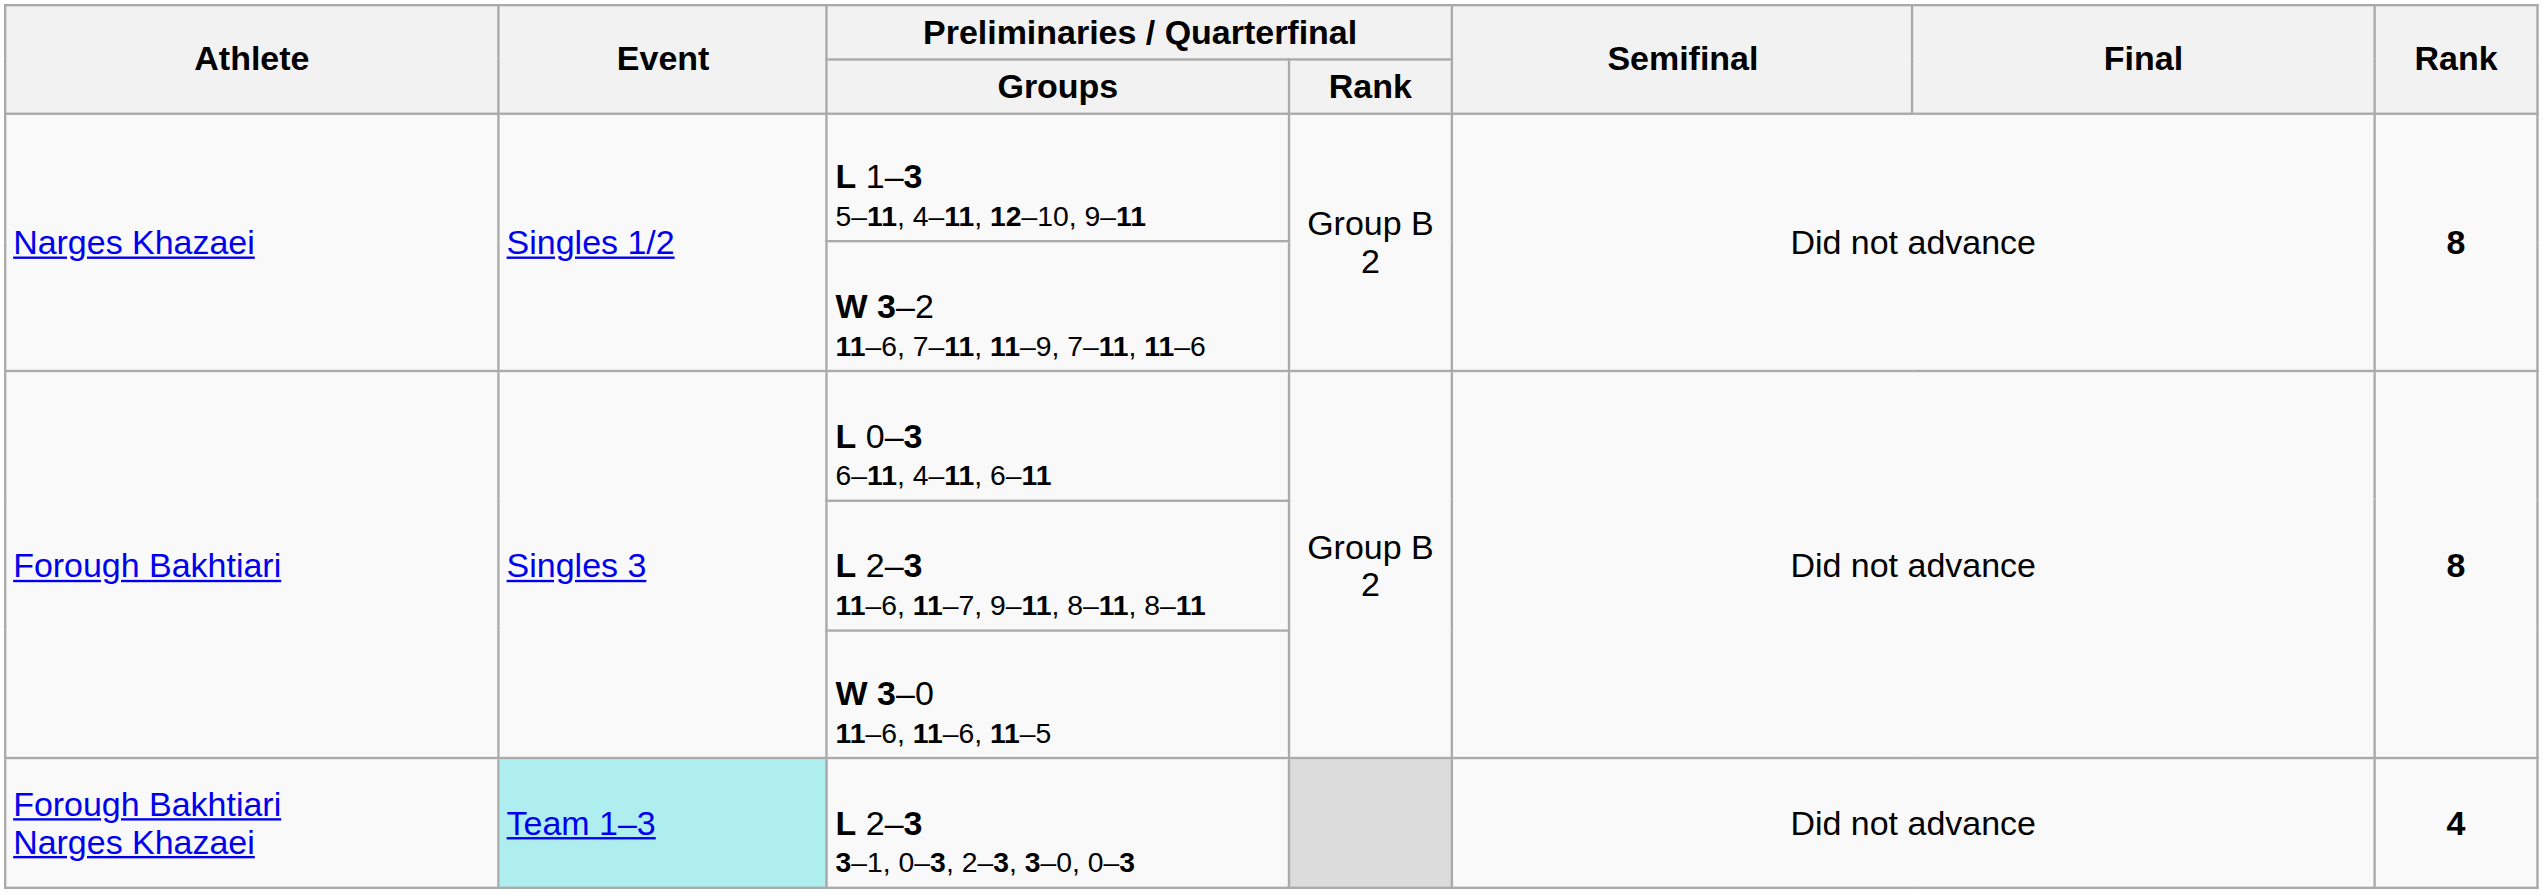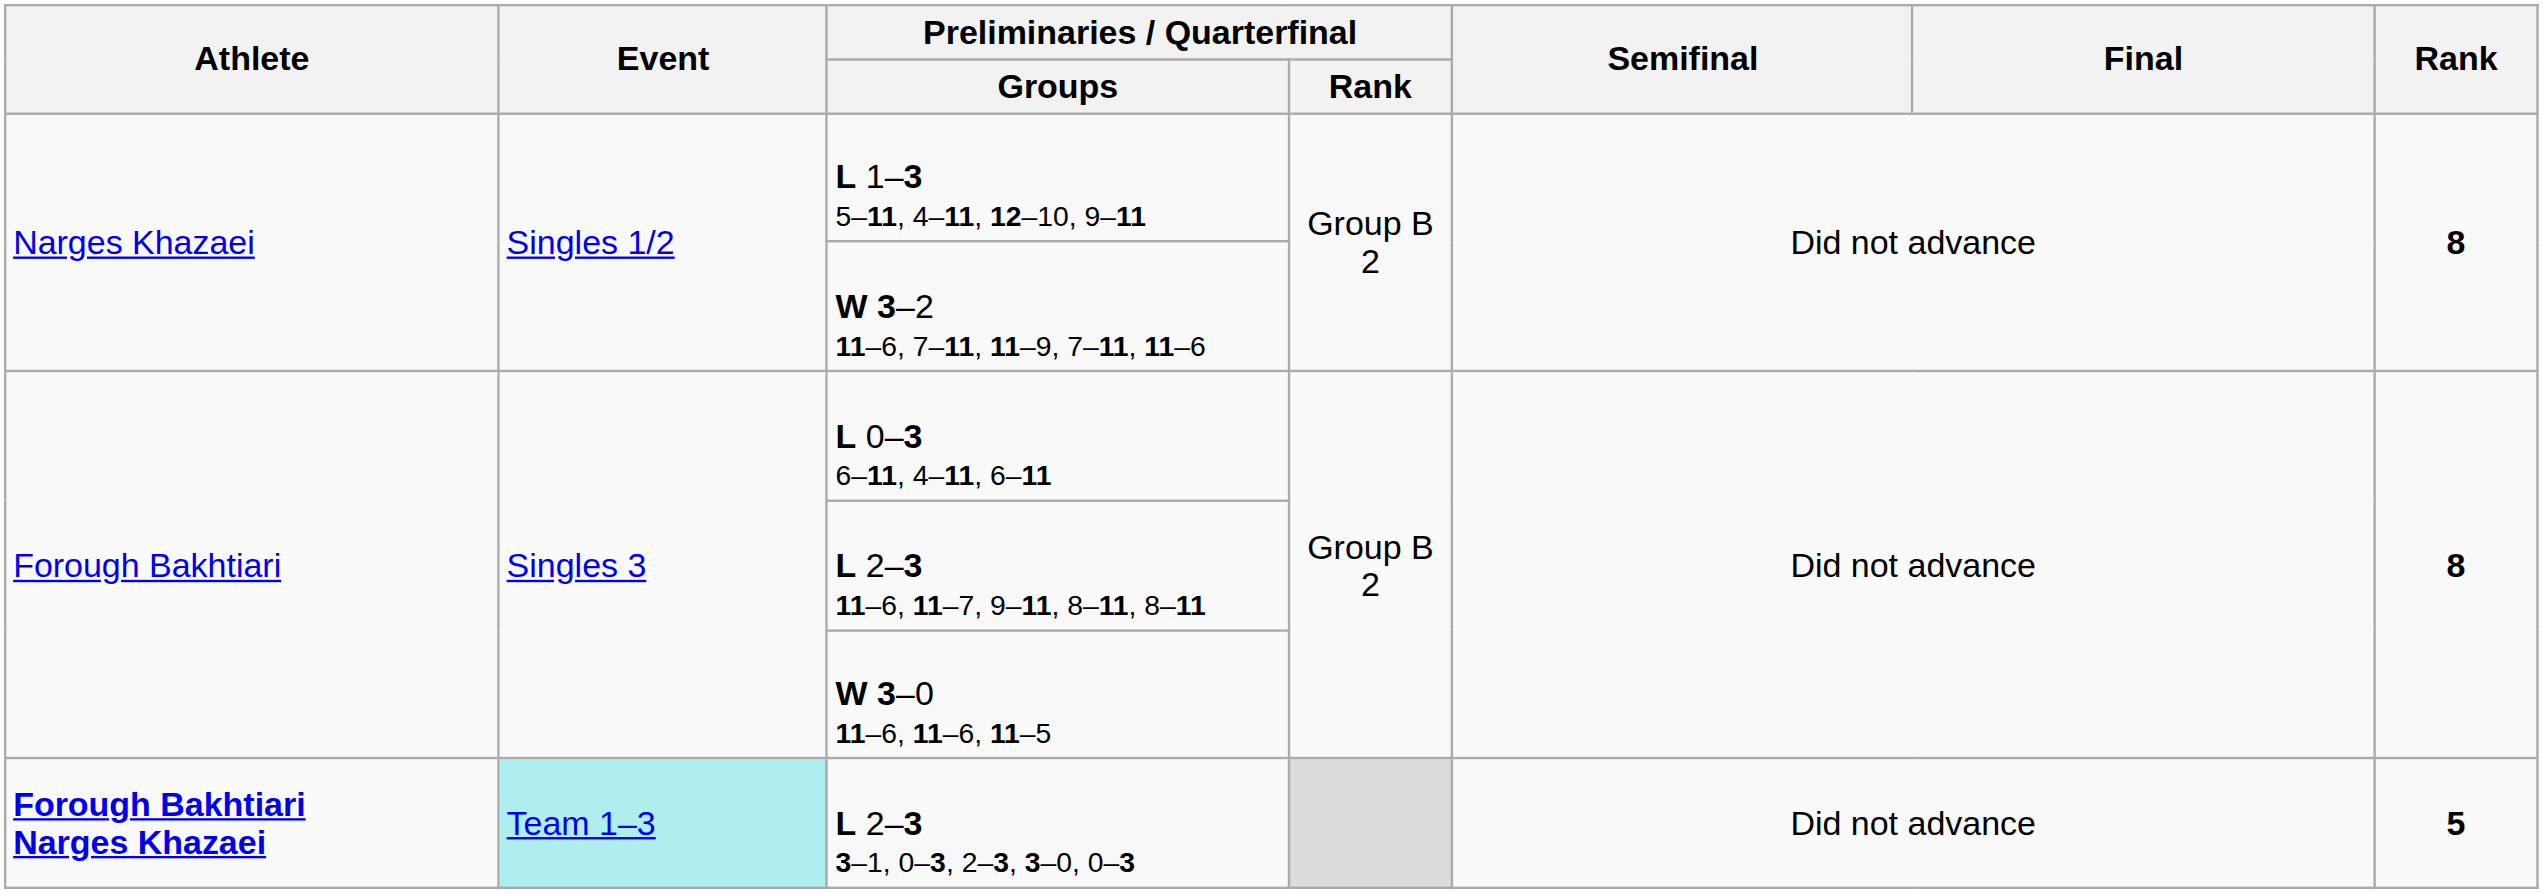(147, 824) normal -> (159, 824) bold
(2456, 824) 4 -> (2456, 824) 5
